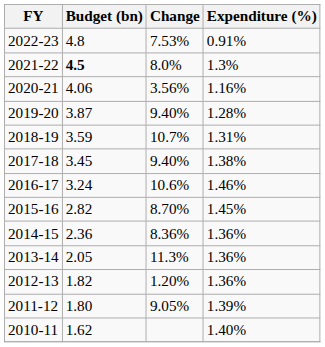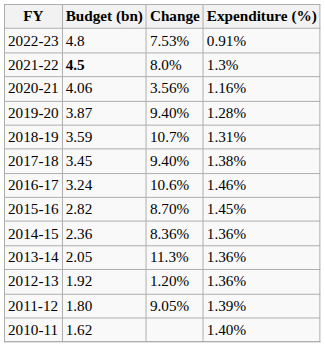(79, 281) 1.82 -> (79, 281) 1.92
